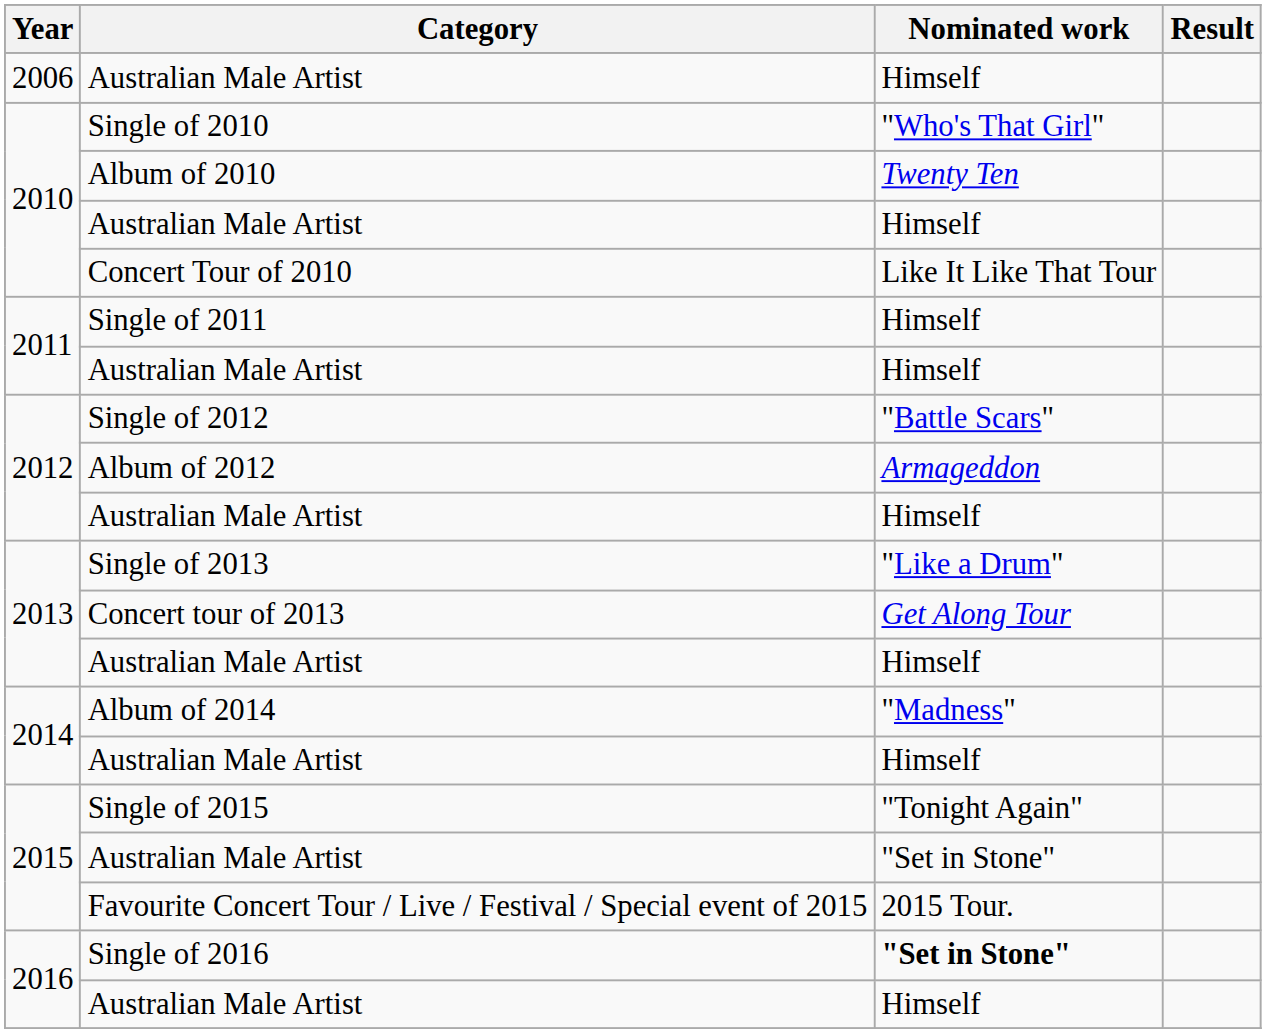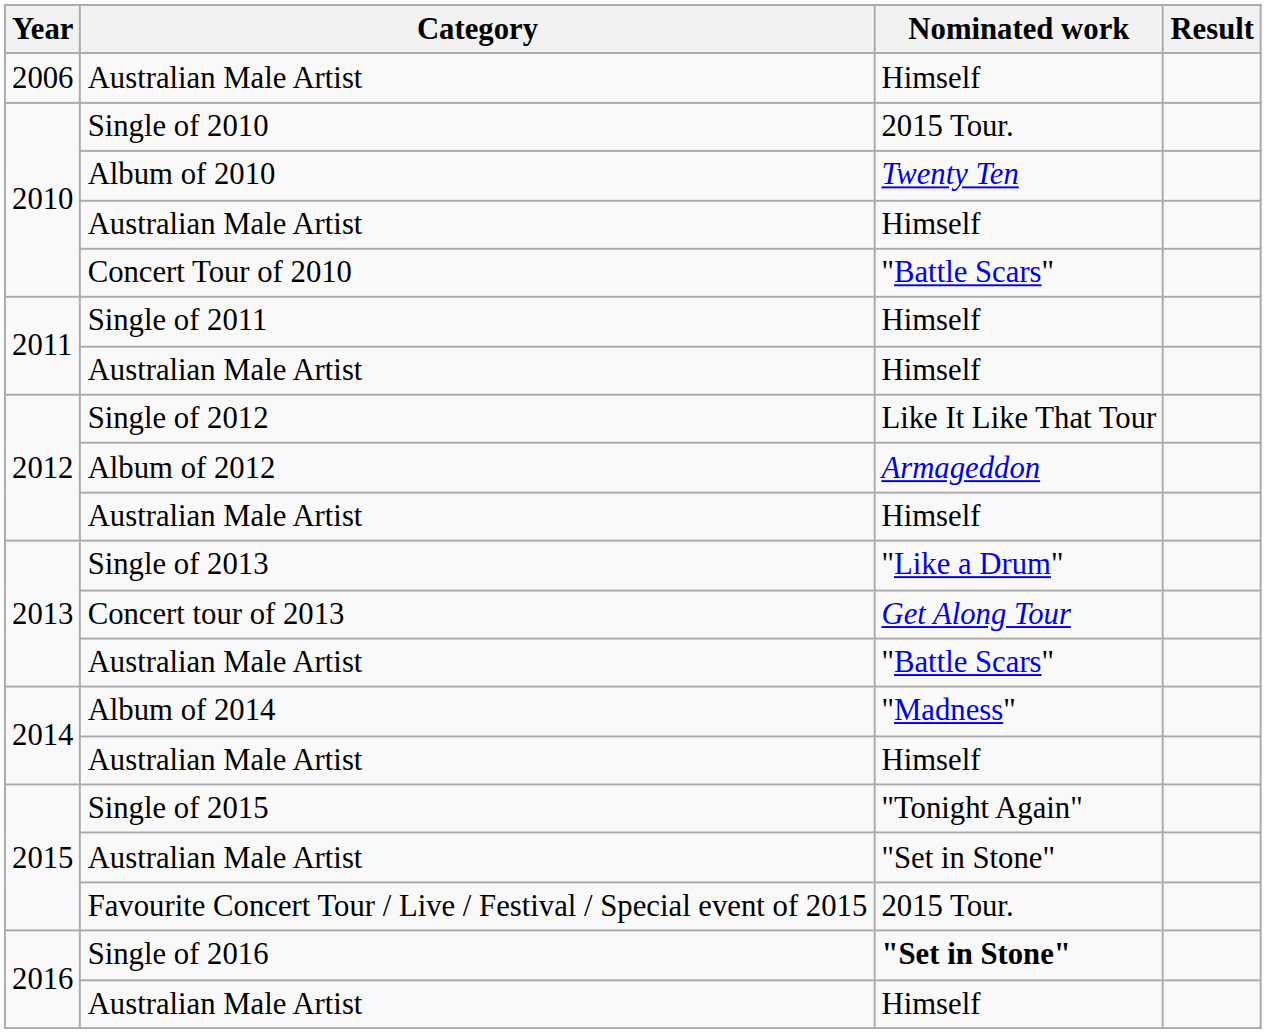(993, 126) "Who's That Girl" -> (948, 126) 2015 Tour.
(1019, 272) Like It Like That Tour -> (968, 272) "Battle Scars"
(968, 418) "Battle Scars" -> (1019, 418) Like It Like That Tour
(931, 662) Himself -> (968, 662) "Battle Scars"
